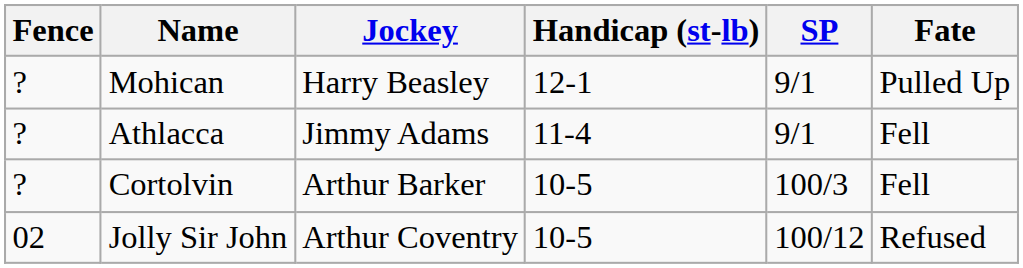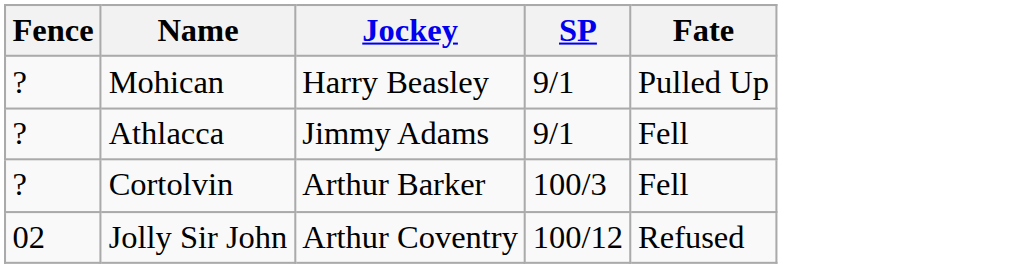- column: (646, 30)
